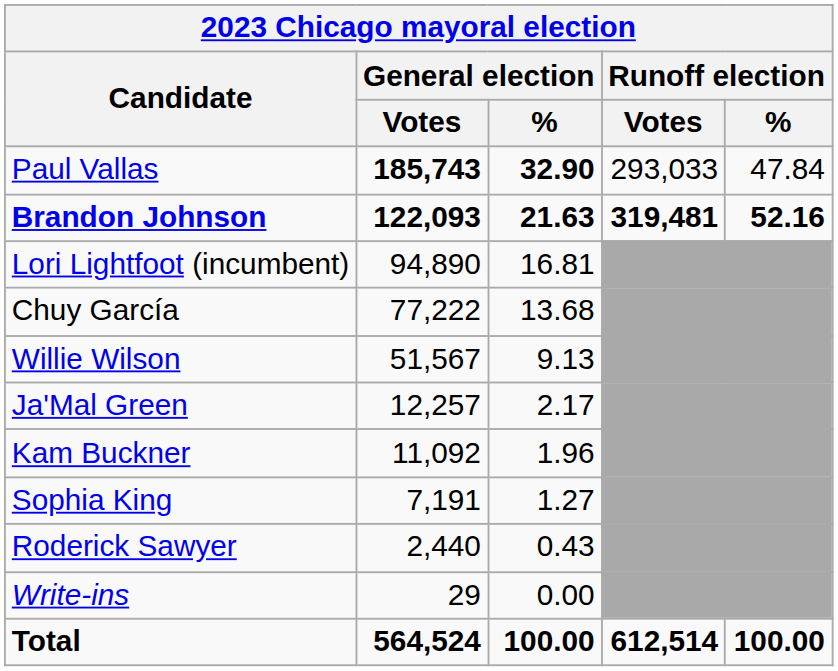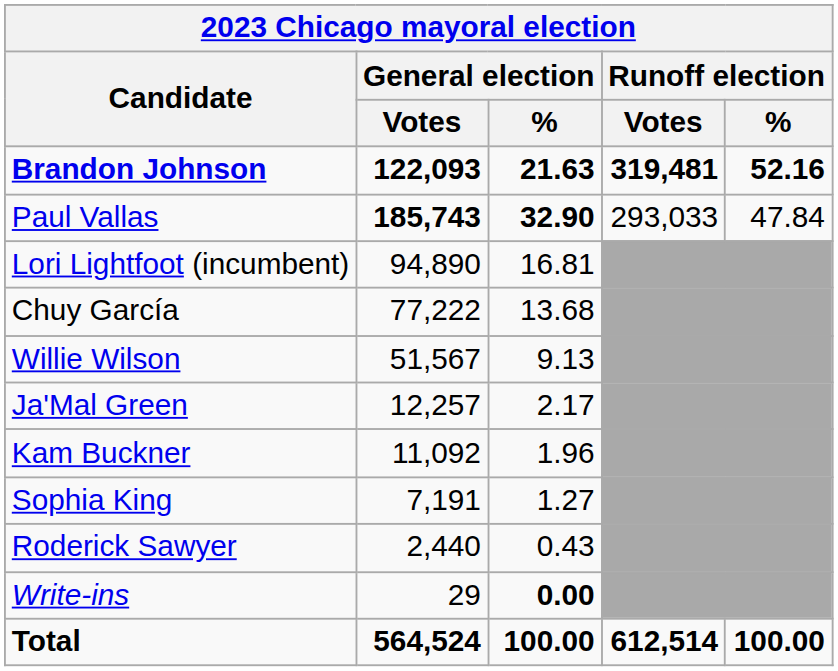rows swapped: (139, 216) <-> (85, 169)
(566, 594) normal -> (566, 594) bold
